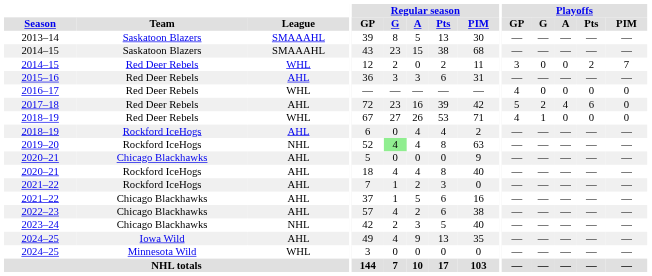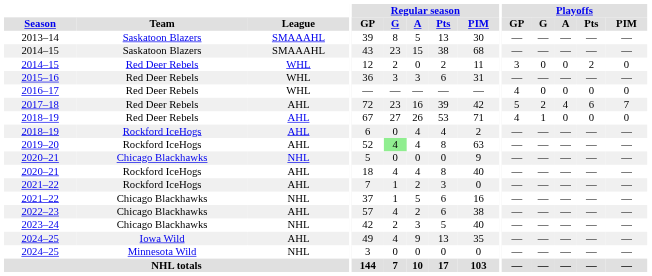(627, 64) 7 -> (627, 64) 0
(298, 77) AHL -> (298, 77) WHL
(627, 104) 0 -> (627, 104) 7
(298, 118) WHL -> (298, 118) AHL
(298, 144) NHL -> (298, 144) AHL
(298, 158) AHL -> (298, 158) NHL
(298, 198) AHL -> (298, 198) NHL
(298, 252) WHL -> (298, 252) NHL
